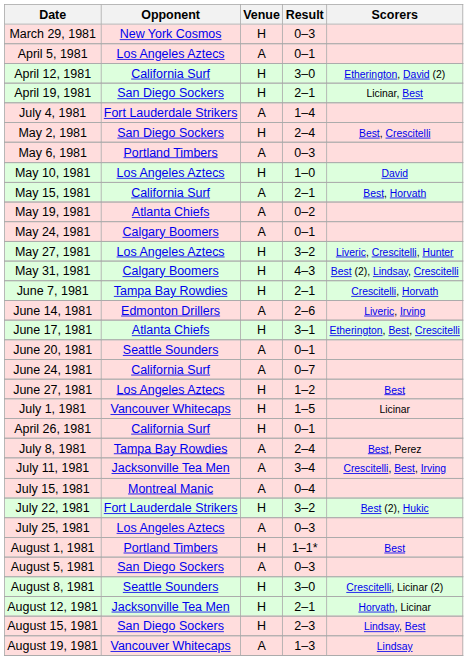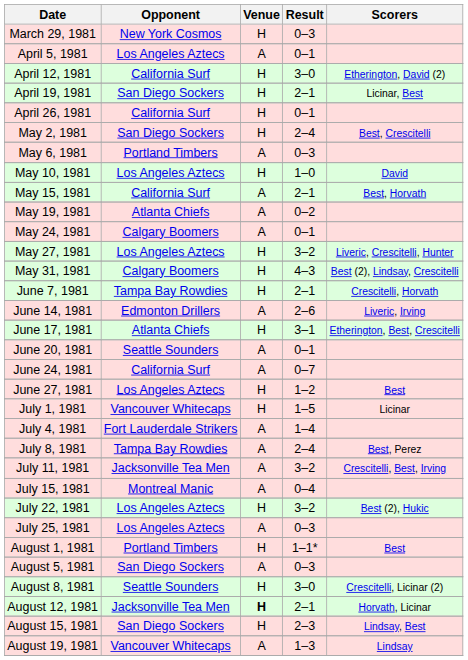rows swapped: (53, 429) <-> (53, 113)
(305, 468) 3–4 -> (305, 468) 3–2
(171, 508) Fort Lauderdale Strikers -> (171, 508) Los Angeles Aztecs
(262, 606) normal -> (262, 606) bold
